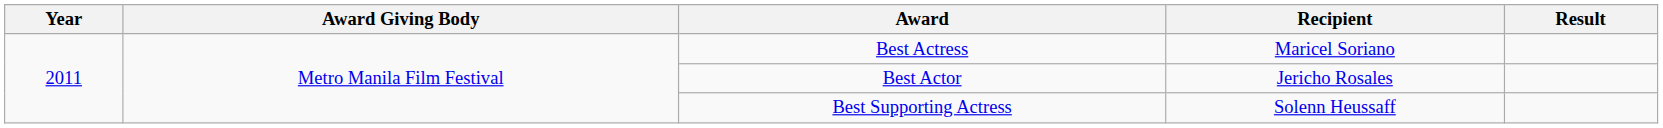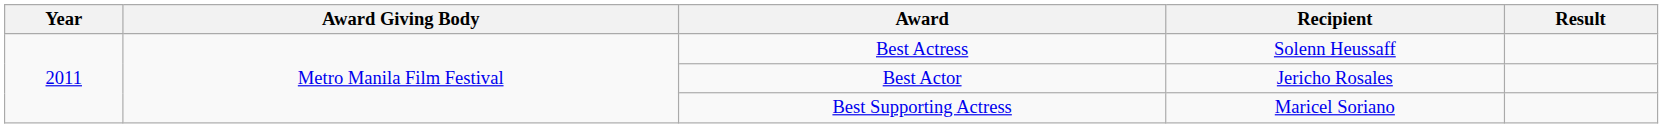(1335, 48) Maricel Soriano -> (1335, 48) Solenn Heussaff
(1335, 107) Solenn Heussaff -> (1335, 107) Maricel Soriano
